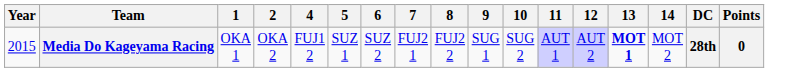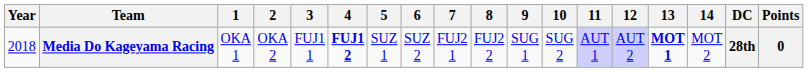+ column: (310, 15)
(22, 46) 2015 -> (22, 46) 2018
(310, 46) normal -> (348, 46) bold
